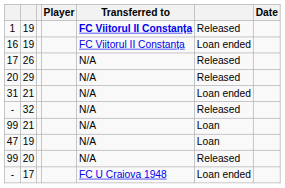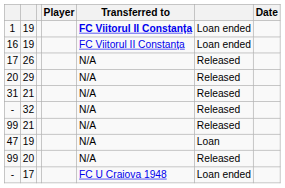(218, 28) Released -> (224, 28) Loan ended
(224, 93) Loan ended -> (218, 93) Released
(208, 126) Loan -> (218, 126) Released
